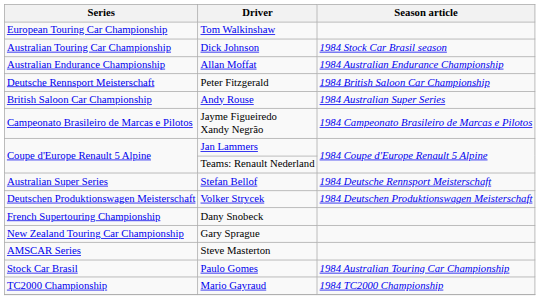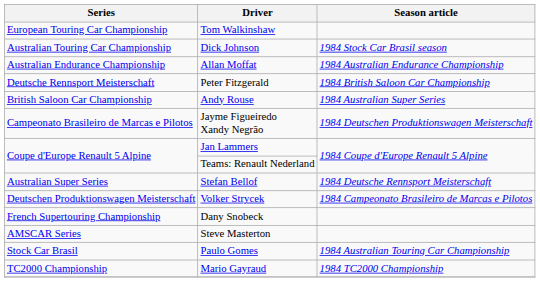(426, 123) 1984 Campeonato Brasileiro de Marcas e Pilotos -> (426, 123) 1984 Deutschen Produktionswagen Meisterschaft
(426, 199) 1984 Deutschen Produktionswagen Meisterschaft -> (426, 199) 1984 Campeonato Brasileiro de Marcas e Pilotos
- row: (230, 233)
